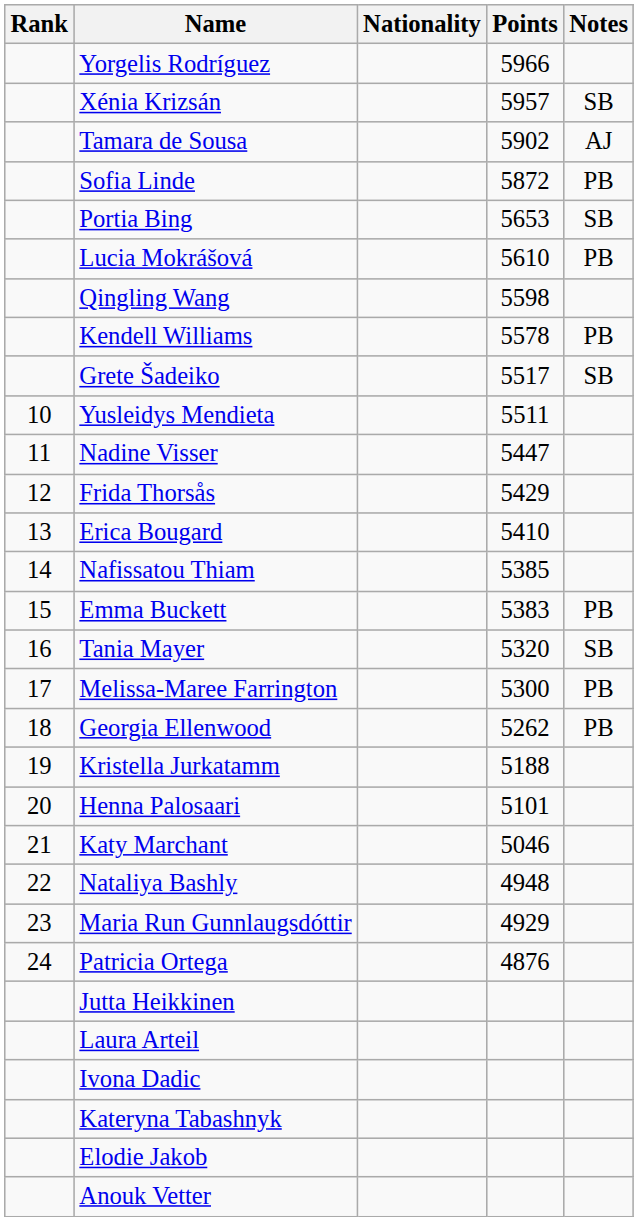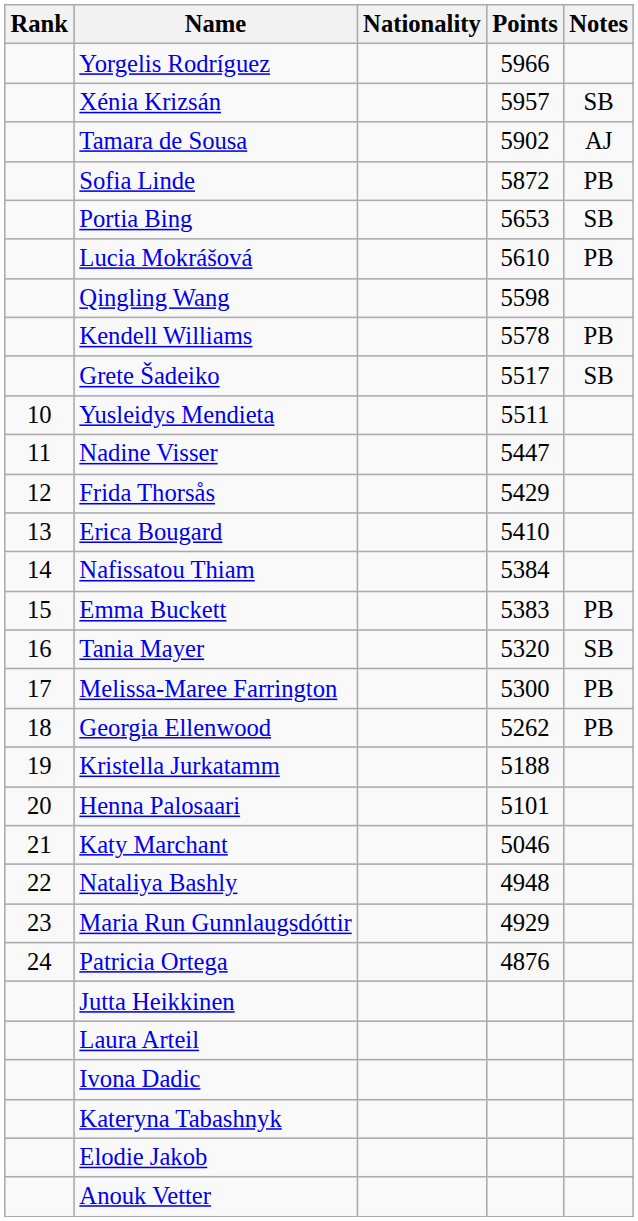(525, 571) 5385 -> (525, 571) 5384
